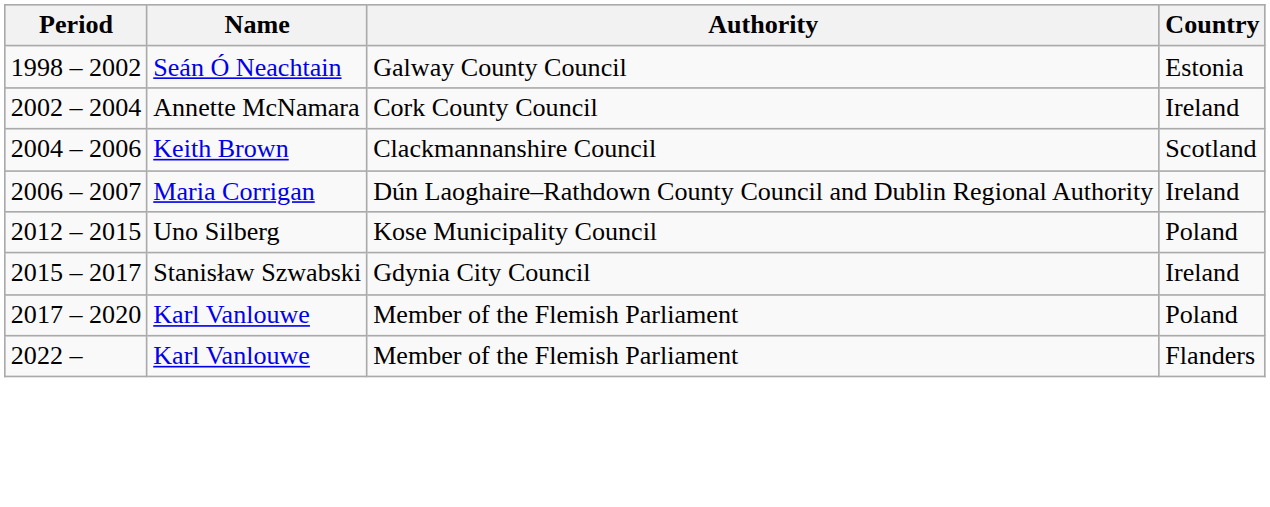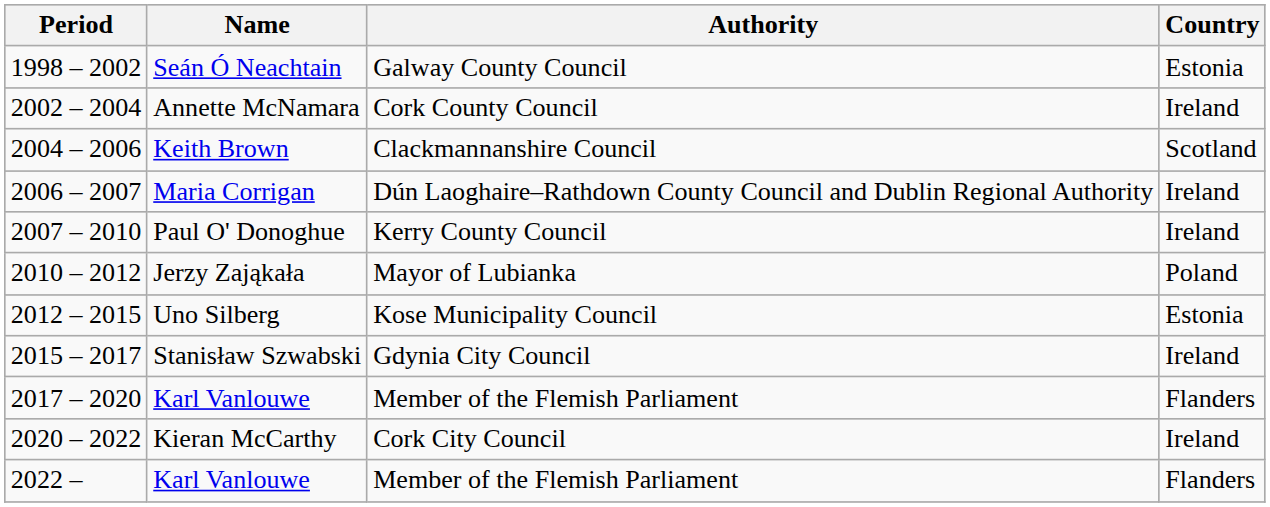+ row: (76, 231)
+ row: (76, 273)
(1202, 231) Poland -> (1204, 314) Estonia
(1202, 314) Poland -> (1210, 397) Flanders
+ row: (76, 438)
